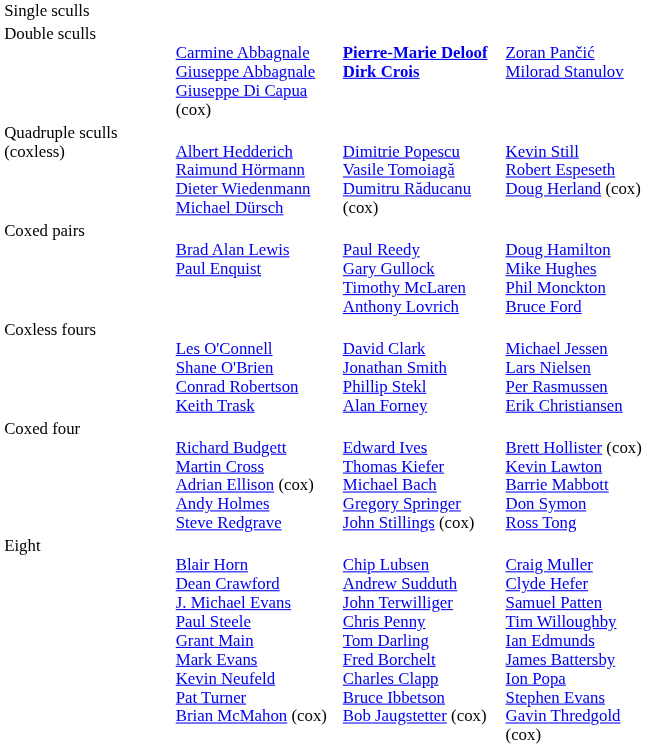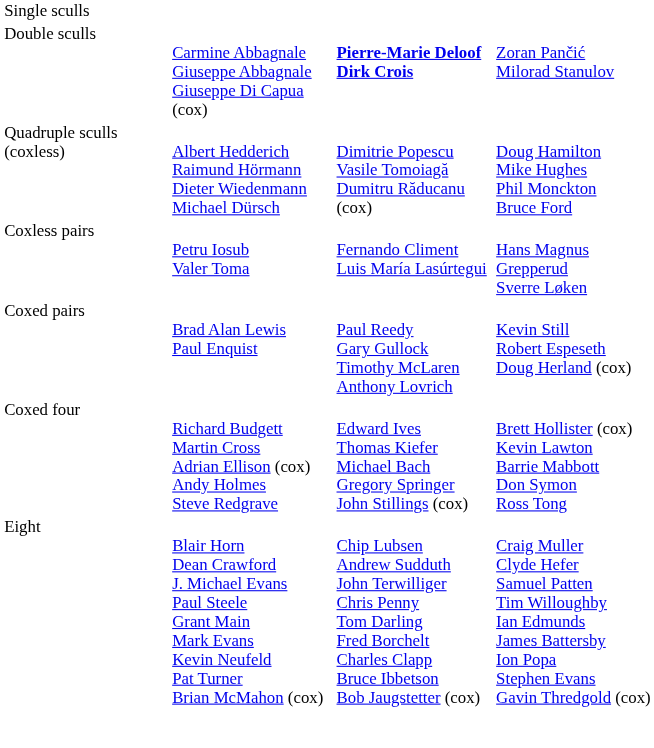(573, 170) Kevin Still Robert Espeseth Doug Herland (cox) -> (549, 179) Doug Hamilton Mike Hughes Phil Monckton Bruce Ford
+ row: (49, 231)
(558, 278) Doug Hamilton Mike Hughes Phil Monckton Bruce Ford -> (564, 348) Kevin Still Robert Espeseth Doug Herland (cox)
- row: (50, 329)
